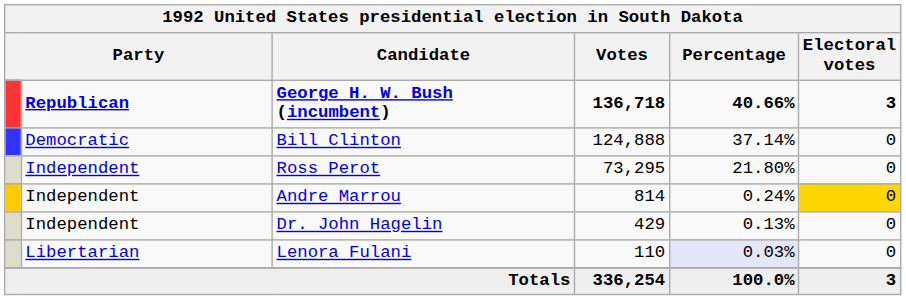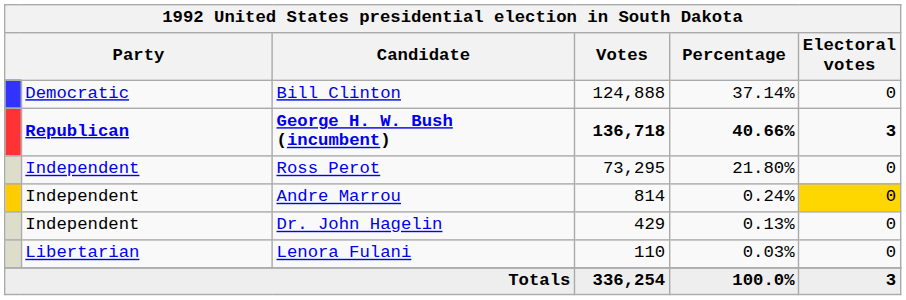rows swapped: (365, 104) <-> (339, 142)
(769, 254) lavender background -> (769, 254) no background
